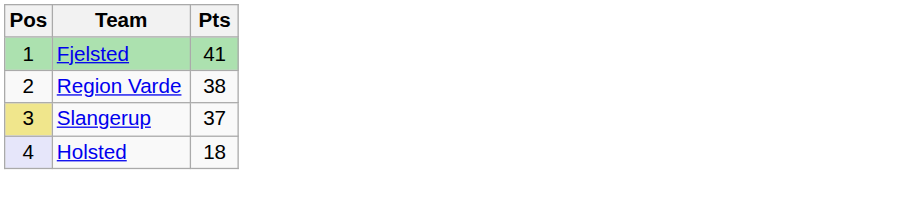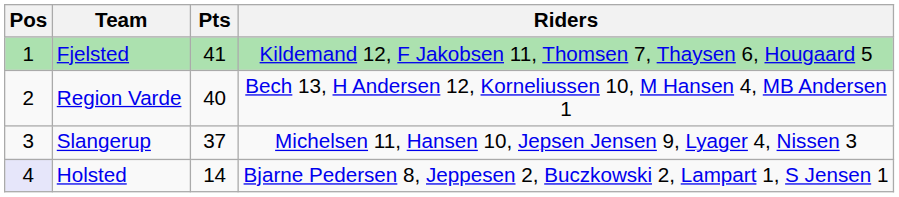+ column: (566, 20)
(215, 86) 38 -> (215, 97) 40
(28, 119) khaki background -> (28, 142) no background
(215, 151) 18 -> (215, 175) 14
